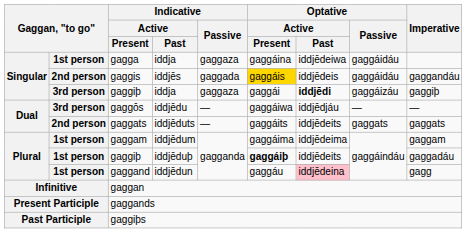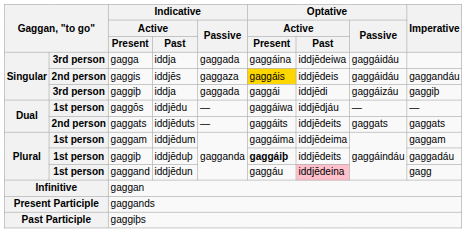(79, 60) 1st person -> (79, 60) 3rd person
(219, 60) gaggaza -> (220, 60) gaggada
(220, 76) gaggada -> (219, 76) gaggaza
(219, 92) gaggaza -> (220, 92) gaggada
(315, 92) bold -> (313, 92) normal
(79, 108) 3rd person -> (79, 108) 1st person
